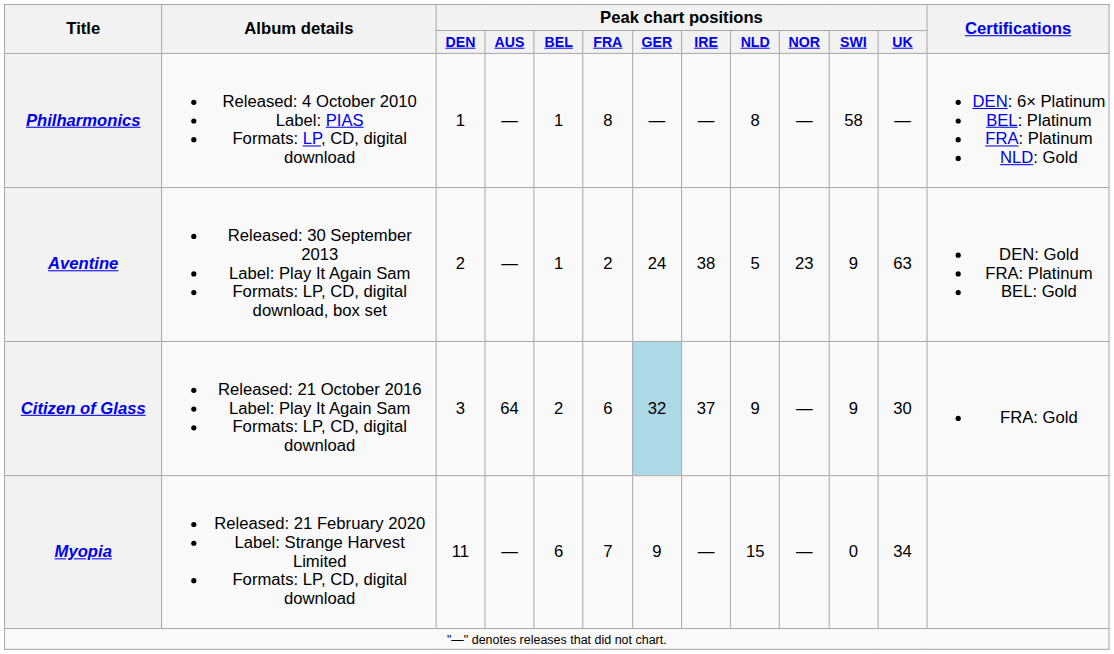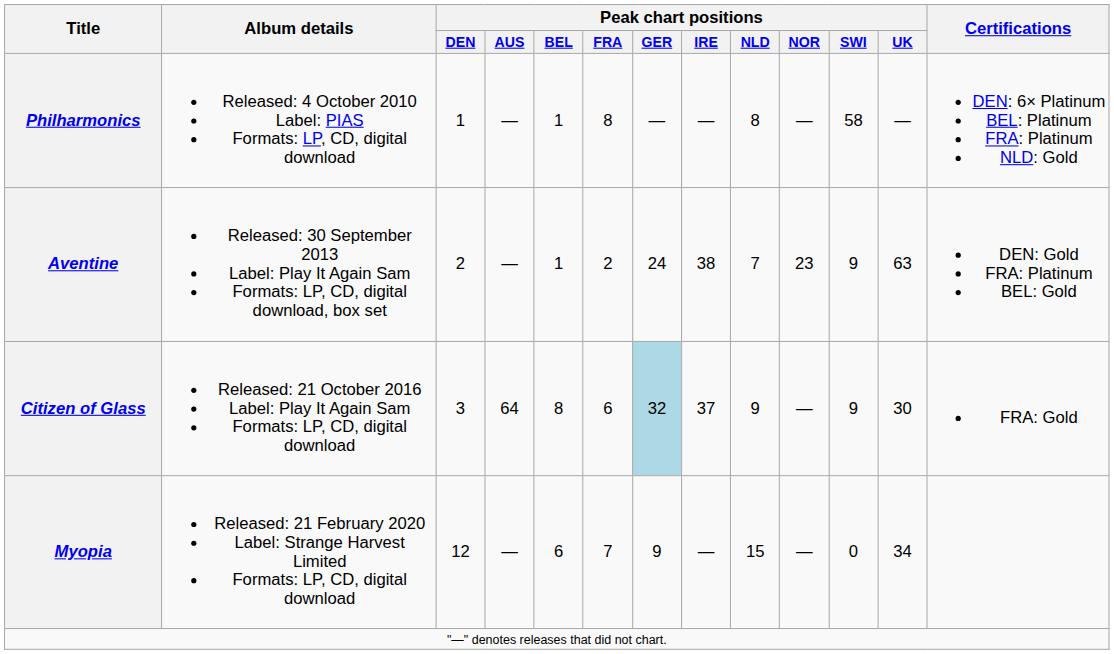(755, 264) 5 -> (755, 264) 7
(559, 408) 2 -> (559, 408) 8
(460, 552) 11 -> (460, 552) 12
